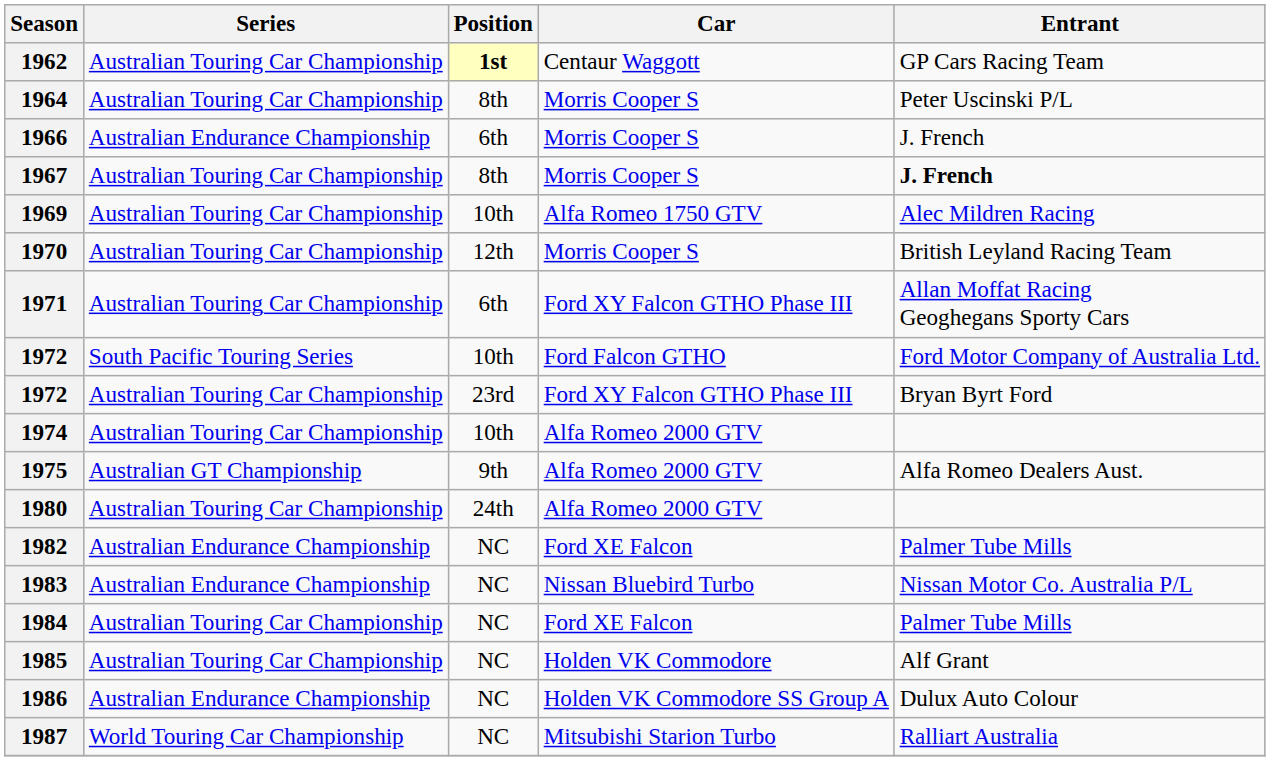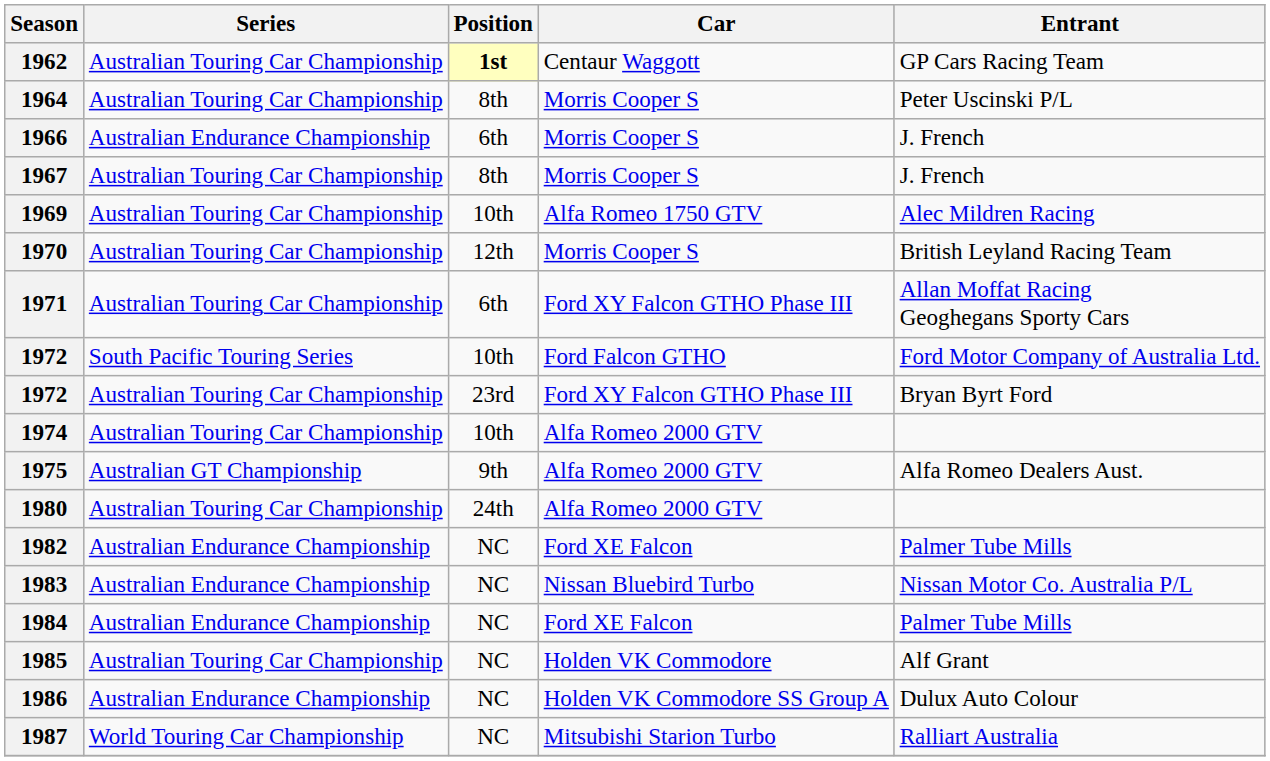(946, 176) bold -> (942, 176) normal
(266, 622) Australian Touring Car Championship -> (259, 622) Australian Endurance Championship
